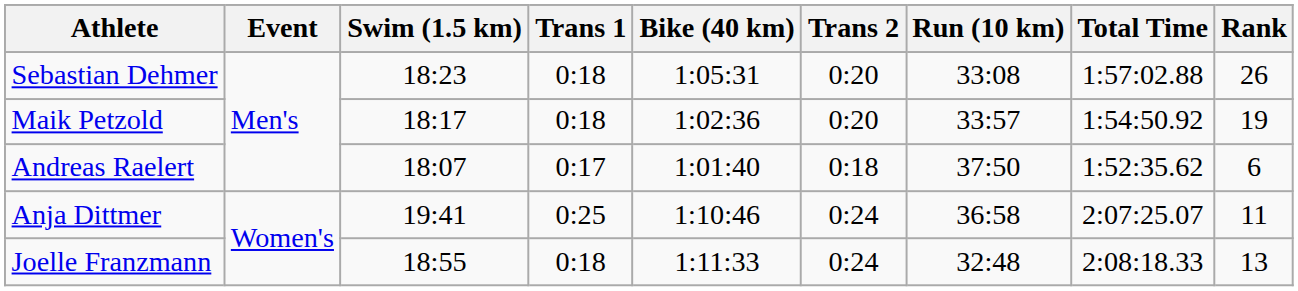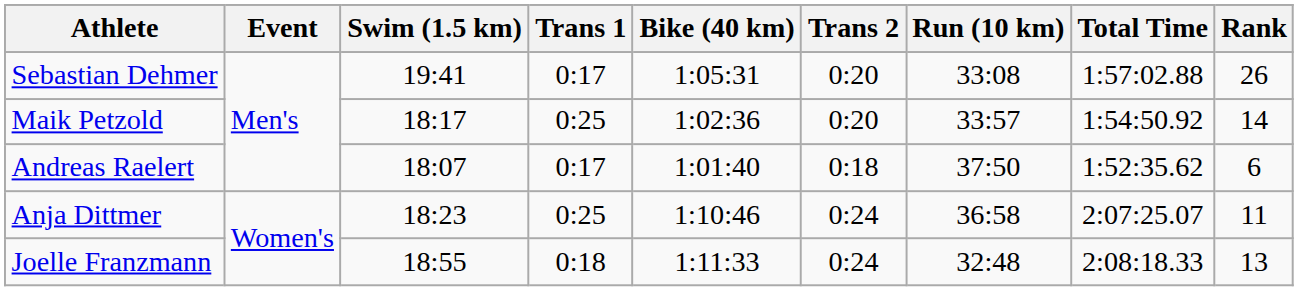(435, 74) 18:23 -> (435, 74) 19:41
(581, 74) 0:18 -> (581, 74) 0:17
(581, 121) 0:18 -> (581, 121) 0:25
(1254, 121) 19 -> (1254, 121) 14
(435, 214) 19:41 -> (435, 214) 18:23
